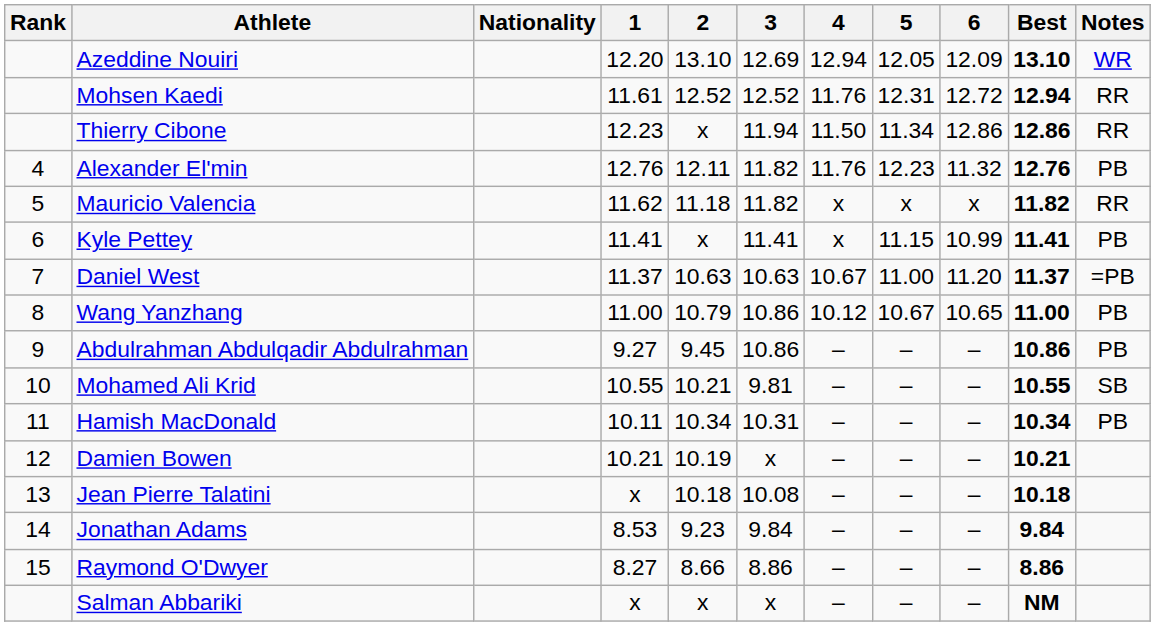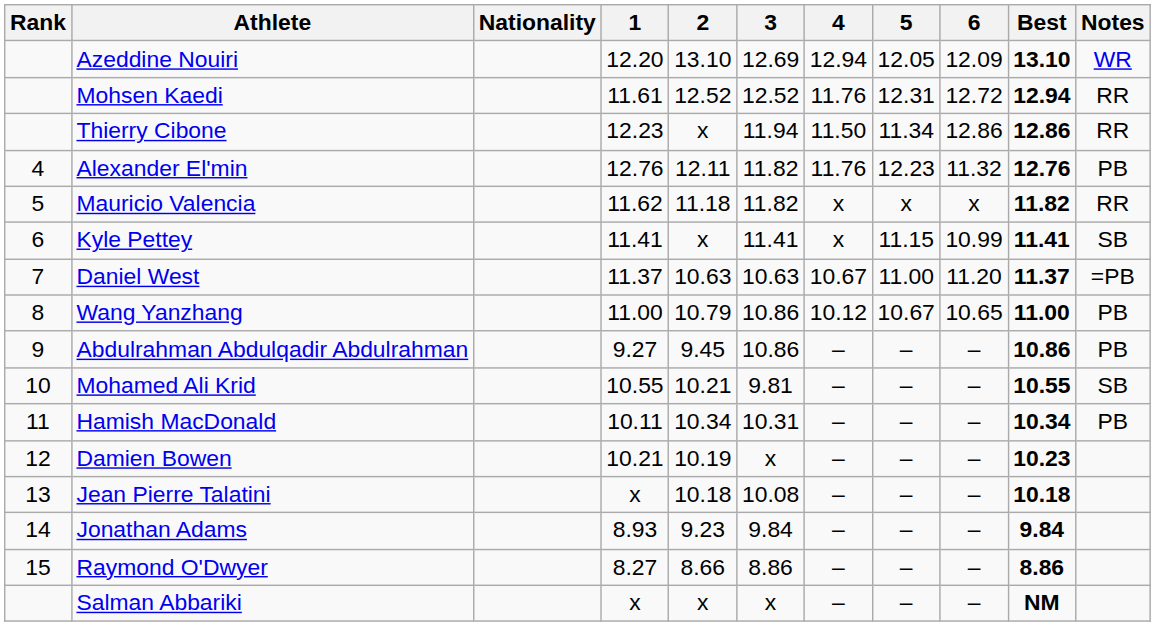(1113, 240) PB -> (1113, 240) SB
(1042, 458) 10.21 -> (1042, 458) 10.23
(635, 530) 8.53 -> (635, 530) 8.93
